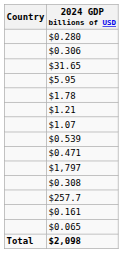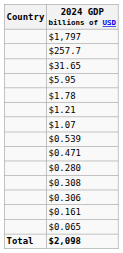rows swapped: (65, 168) <-> (65, 37)
rows swapped: (65, 197) <-> (65, 51)
